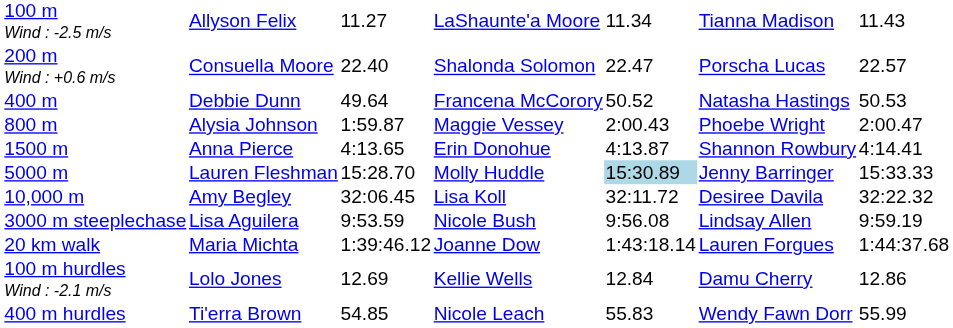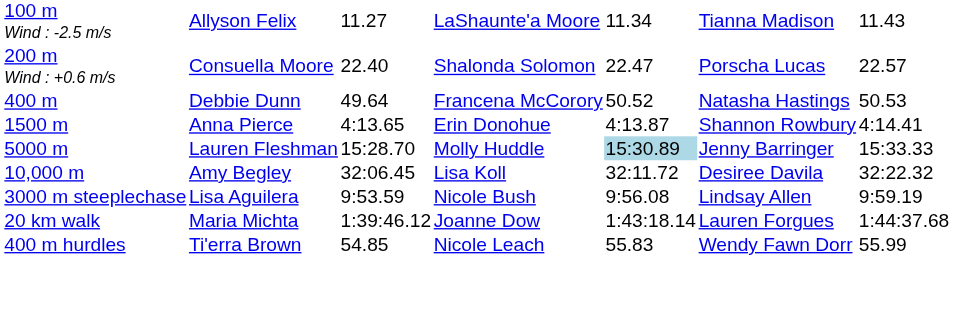- row: (31, 124)
- row: (65, 279)
